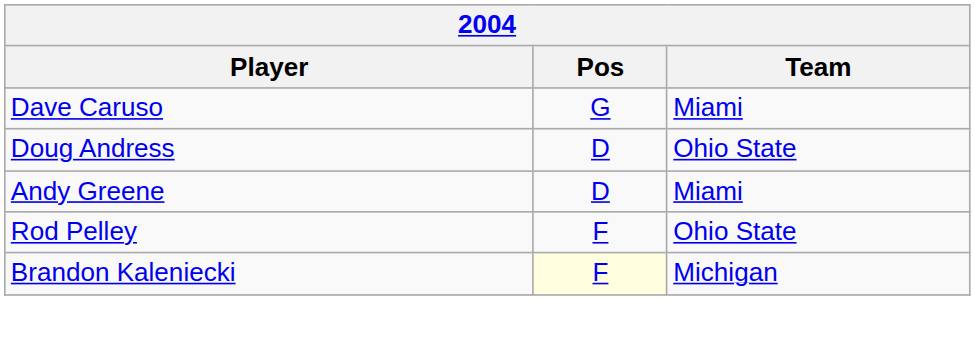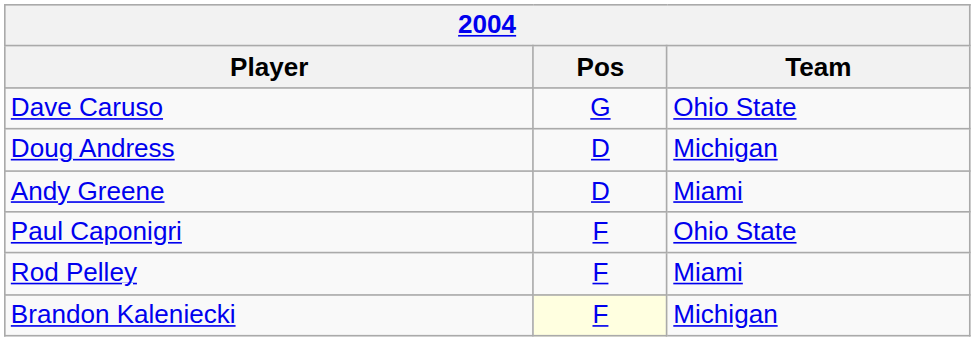(708, 107) Miami -> (735, 107) Ohio State
(735, 149) Ohio State -> (725, 149) Michigan
+ row: (96, 231)
(735, 231) Ohio State -> (708, 273) Miami
